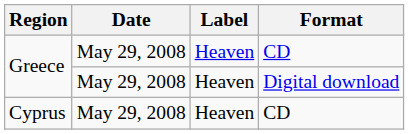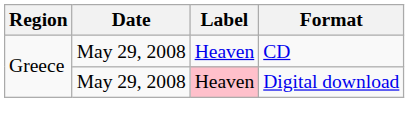(224, 81) no background -> (224, 81) pink background
- row: (37, 112)
